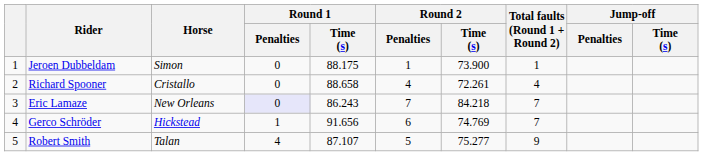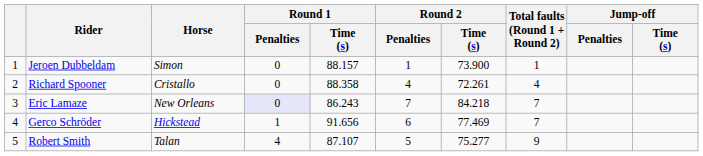(343, 65) 88.175 -> (343, 65) 88.157
(343, 84) 88.658 -> (343, 84) 88.358
(473, 122) 74.769 -> (473, 122) 77.469
